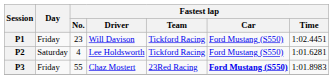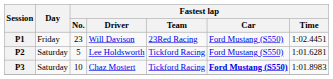(177, 39) Tickford Racing -> (173, 39) 23Red Racing
(78, 53) 4 -> (78, 53) 5
(49, 67) Friday -> (53, 67) Saturday
(78, 67) 55 -> (78, 67) 10
(173, 67) 23Red Racing -> (177, 67) Tickford Racing
